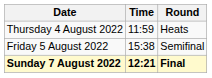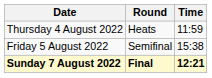columns swapped: (142, 13) <-> (182, 13)
